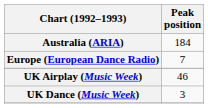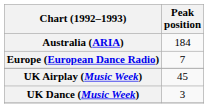(183, 77) 46 -> (183, 77) 45
